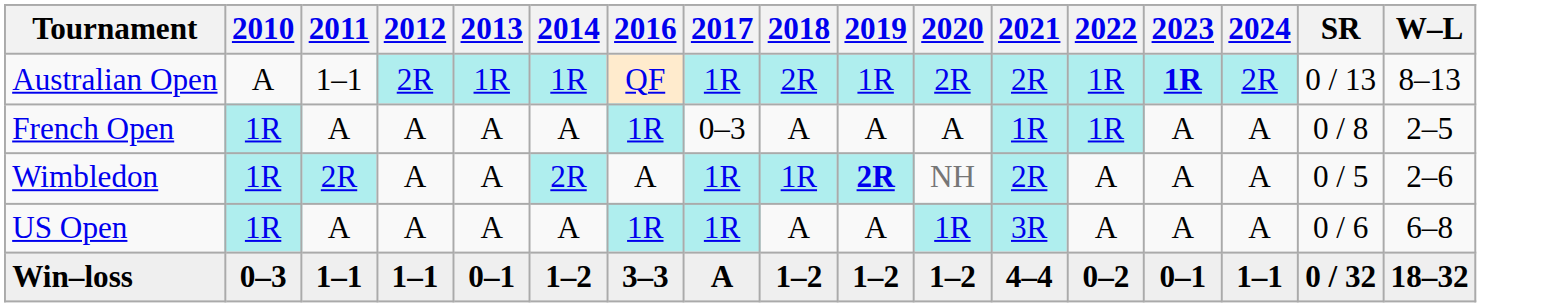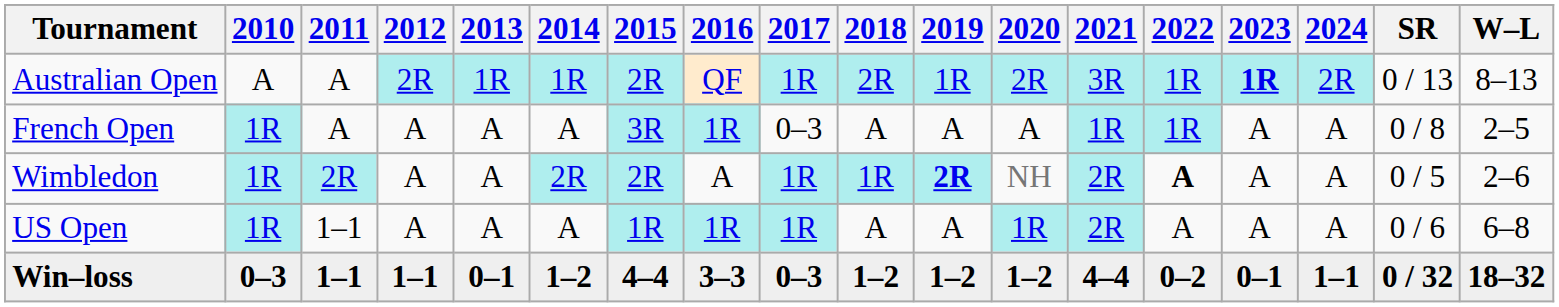+ column: (645, 29)
(339, 78) 1–1 -> (339, 78) A
(1029, 78) 2R -> (1106, 78) 3R
(1106, 177) normal -> (1183, 177) bold
(339, 227) A -> (339, 227) 1–1
(1029, 227) 3R -> (1106, 227) 2R
(722, 276) A -> (799, 276) 0–3
